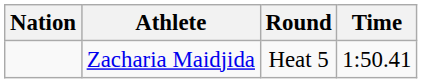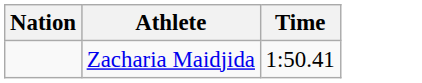- column: (299, 22)
